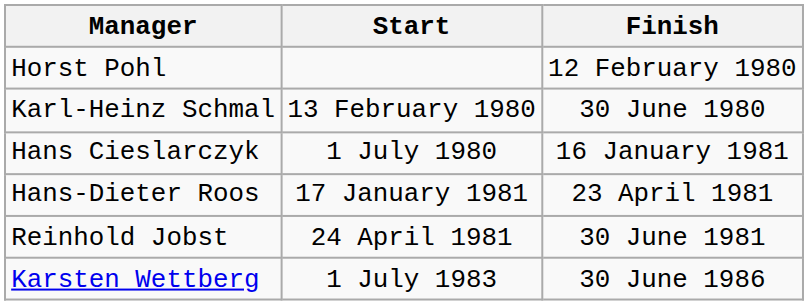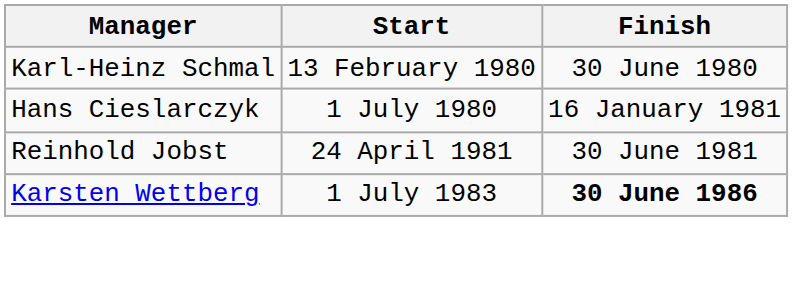- row: (89, 68)
- row: (135, 195)
(672, 279) normal -> (665, 195) bold
